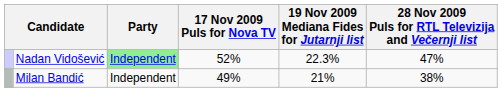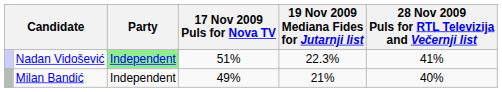(229, 59) 52% -> (229, 59) 51%
(432, 59) 47% -> (432, 59) 41%
(432, 78) 38% -> (432, 78) 40%
